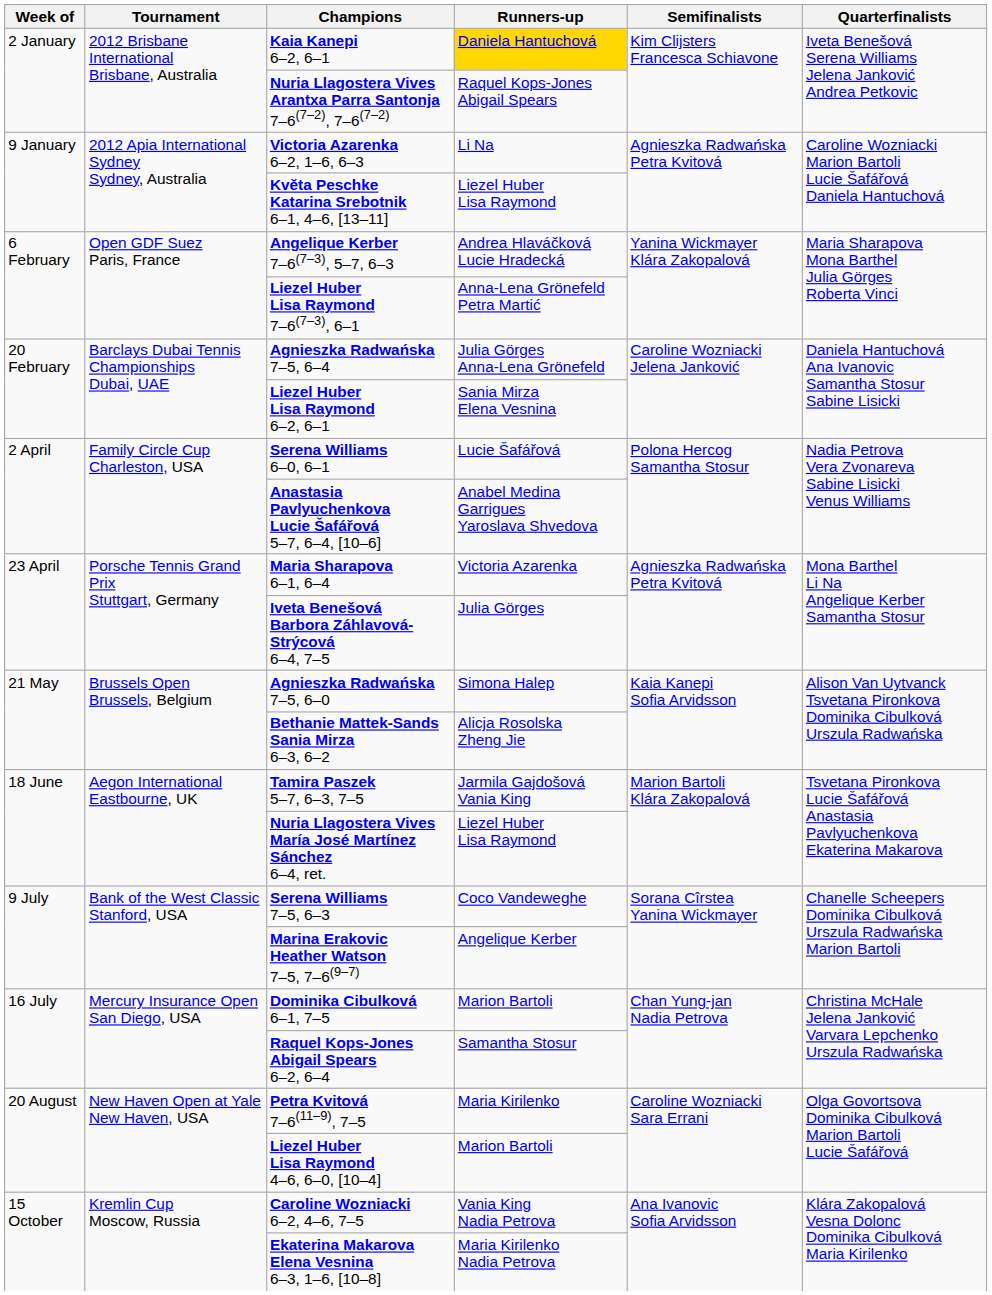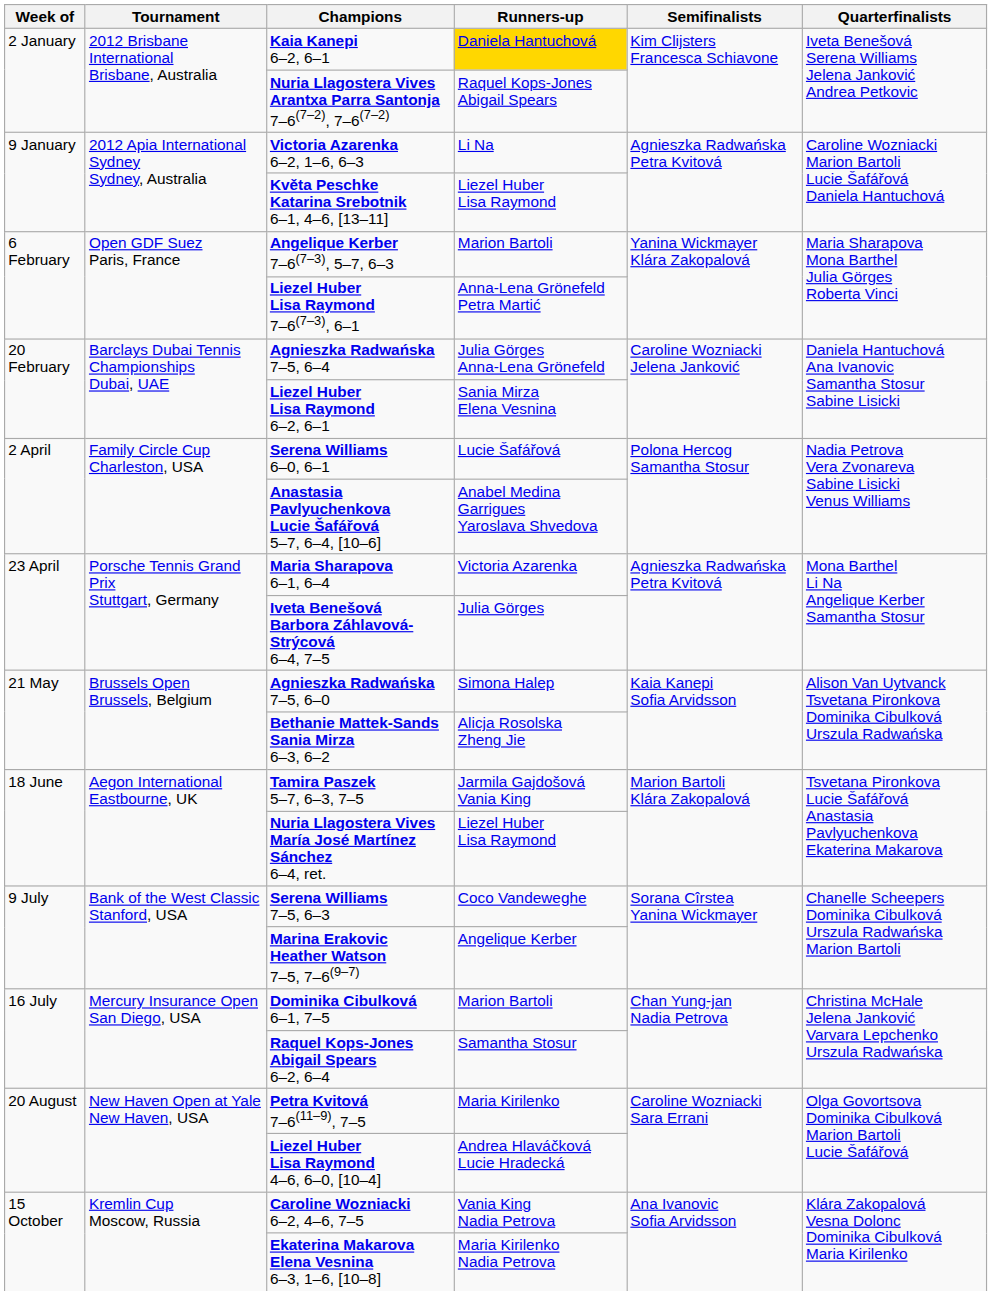(524, 252) Andrea Hlaváčková Lucie Hradecká -> (505, 243) Marion Bartoli
(505, 1145) Marion Bartoli -> (524, 1154) Andrea Hlaváčková Lucie Hradecká
